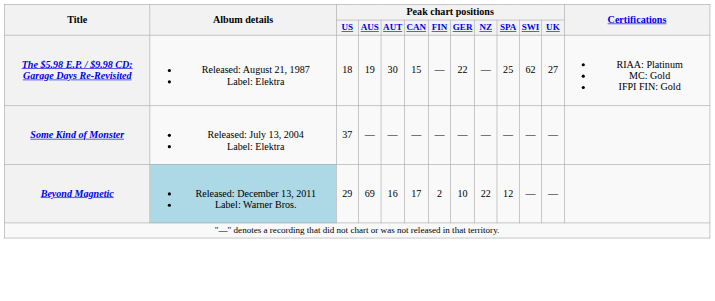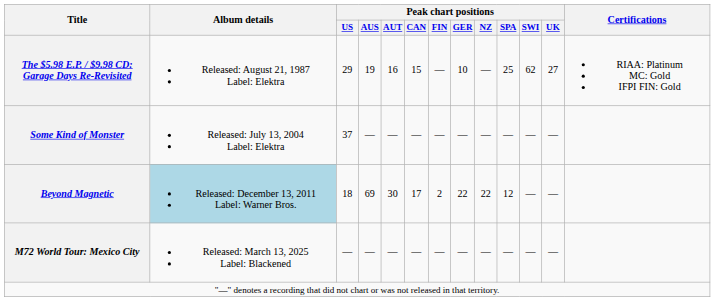(347, 70) 18 -> (347, 70) 29
(393, 70) 30 -> (393, 70) 16
(463, 70) 22 -> (463, 70) 10
(347, 193) 29 -> (347, 193) 18
(393, 193) 16 -> (393, 193) 30
(463, 193) 10 -> (463, 193) 22
+ row: (77, 252)
